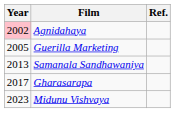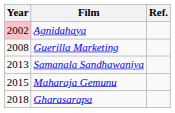(18, 47) 2005 -> (18, 47) 2008
+ row: (75, 82)
(18, 82) 2017 -> (18, 99) 2018
- row: (71, 99)
